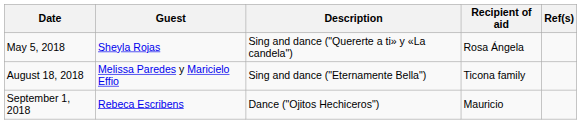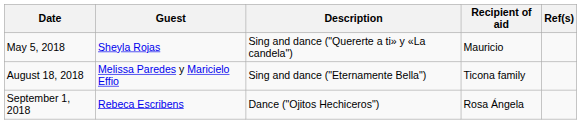(494, 47) Rosa Ángela -> (483, 47) Mauricio
(483, 104) Mauricio -> (494, 104) Rosa Ángela
